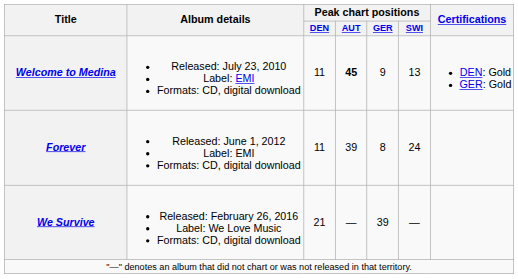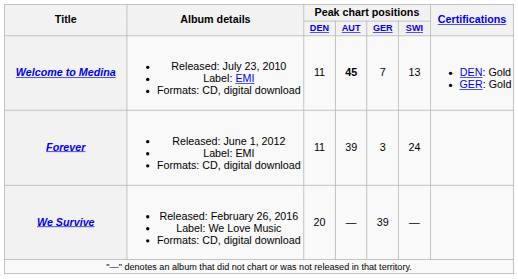(383, 73) 9 -> (383, 73) 7
(383, 147) 8 -> (383, 147) 3
(319, 222) 21 -> (319, 222) 20
